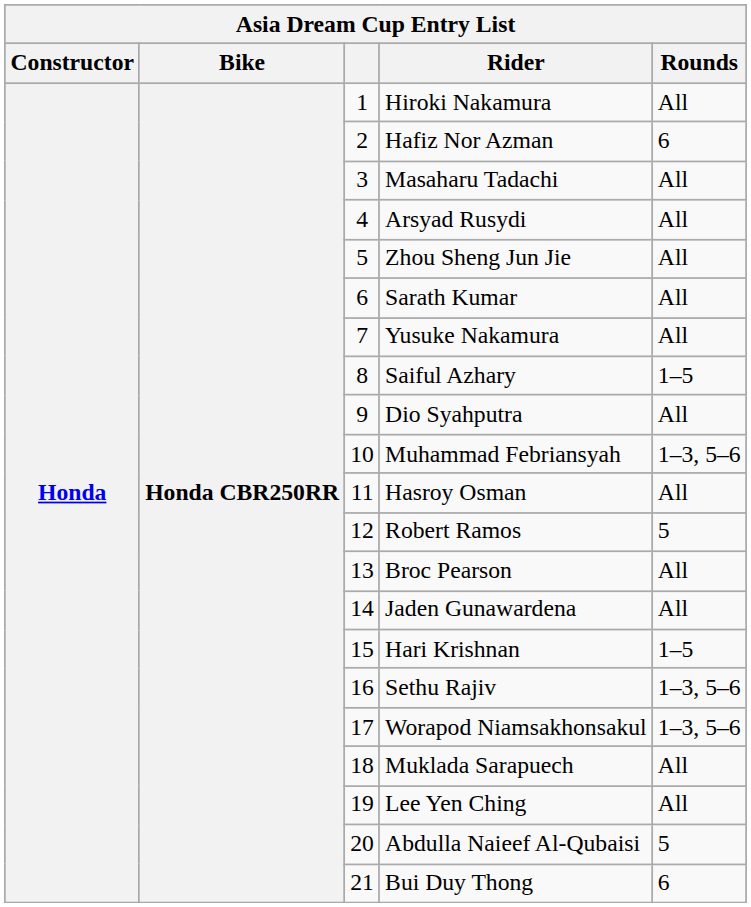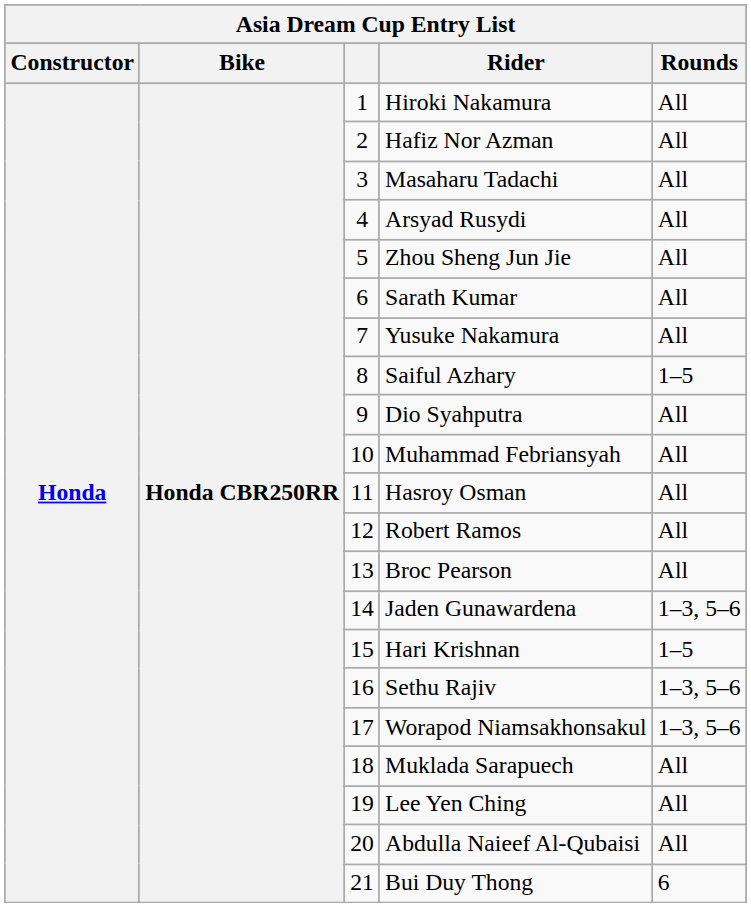(664, 140) 6 -> (673, 140) All
(699, 453) 1–3, 5–6 -> (673, 453) All
(664, 531) 5 -> (673, 531) All
(673, 609) All -> (699, 609) 1–3, 5–6
(664, 843) 5 -> (673, 843) All
